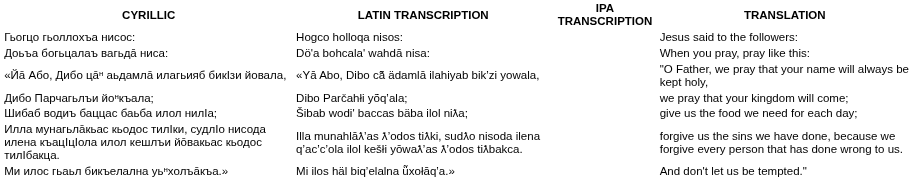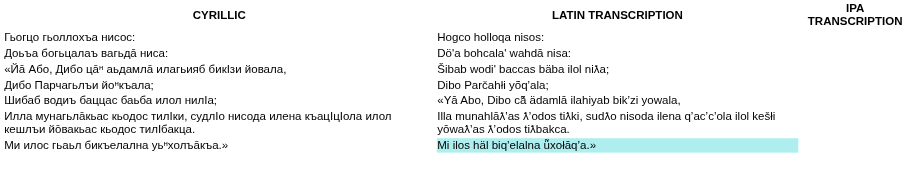- column: (785, 15)
(418, 75) «Yā Abo, Dibo cā̃ ädamlā ilahiyab bikʼzi yowala, -> (523, 69) Šibab wodi' baccas bäba ilol niƛa;
(382, 113) Šibab wodi' baccas bäba ilol niƛa; -> (559, 100) «Yā Abo, Dibo cā̃ ädamlā ilahiyab bikʼzi yowala,
(375, 171) no background -> (517, 145) paleturquoise background
